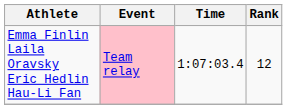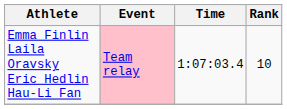(264, 65) 12 -> (264, 65) 10
